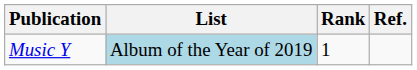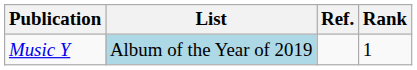columns swapped: (343, 19) <-> (390, 19)
